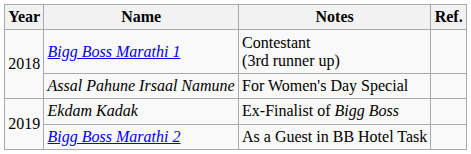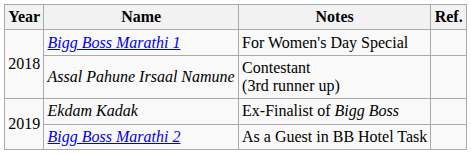(291, 51) Contestant (3rd runner up) -> (325, 42) For Women's Day Special
(325, 85) For Women's Day Special -> (291, 76) Contestant (3rd runner up)
